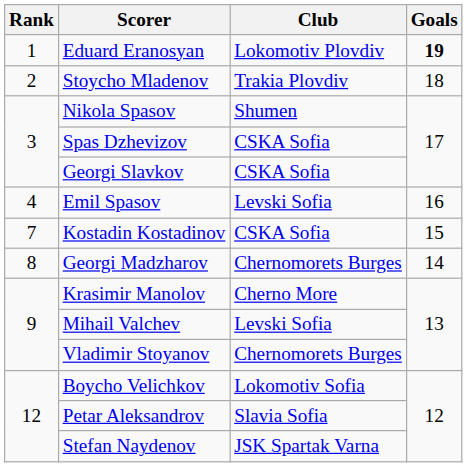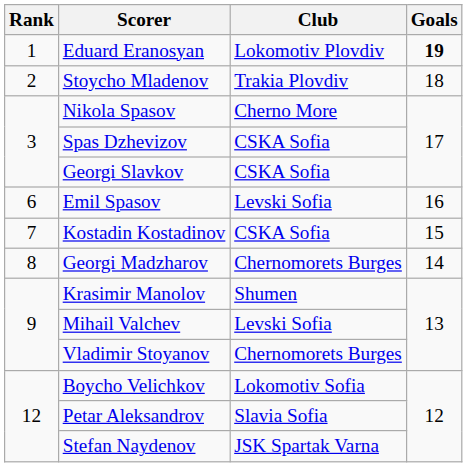(266, 111) Shumen -> (286, 111) Cherno More
(31, 202) 4 -> (31, 202) 6
(286, 293) Cherno More -> (266, 293) Shumen
